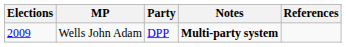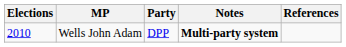(19, 32) 2009 -> (19, 32) 2010
